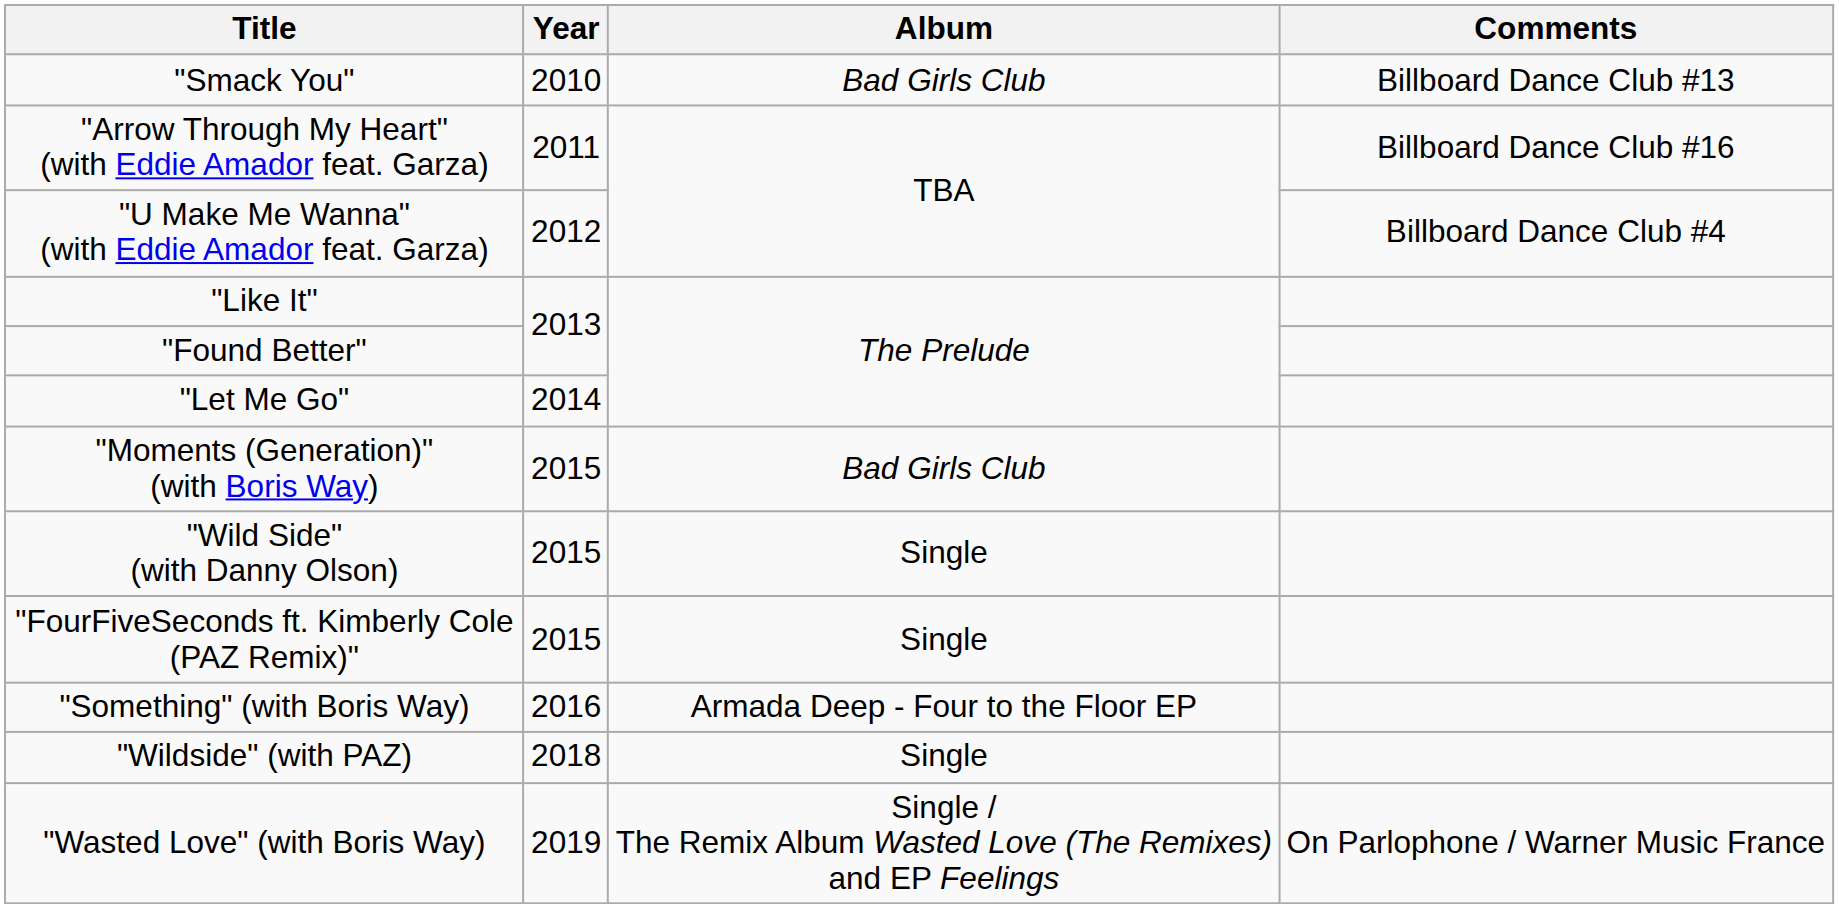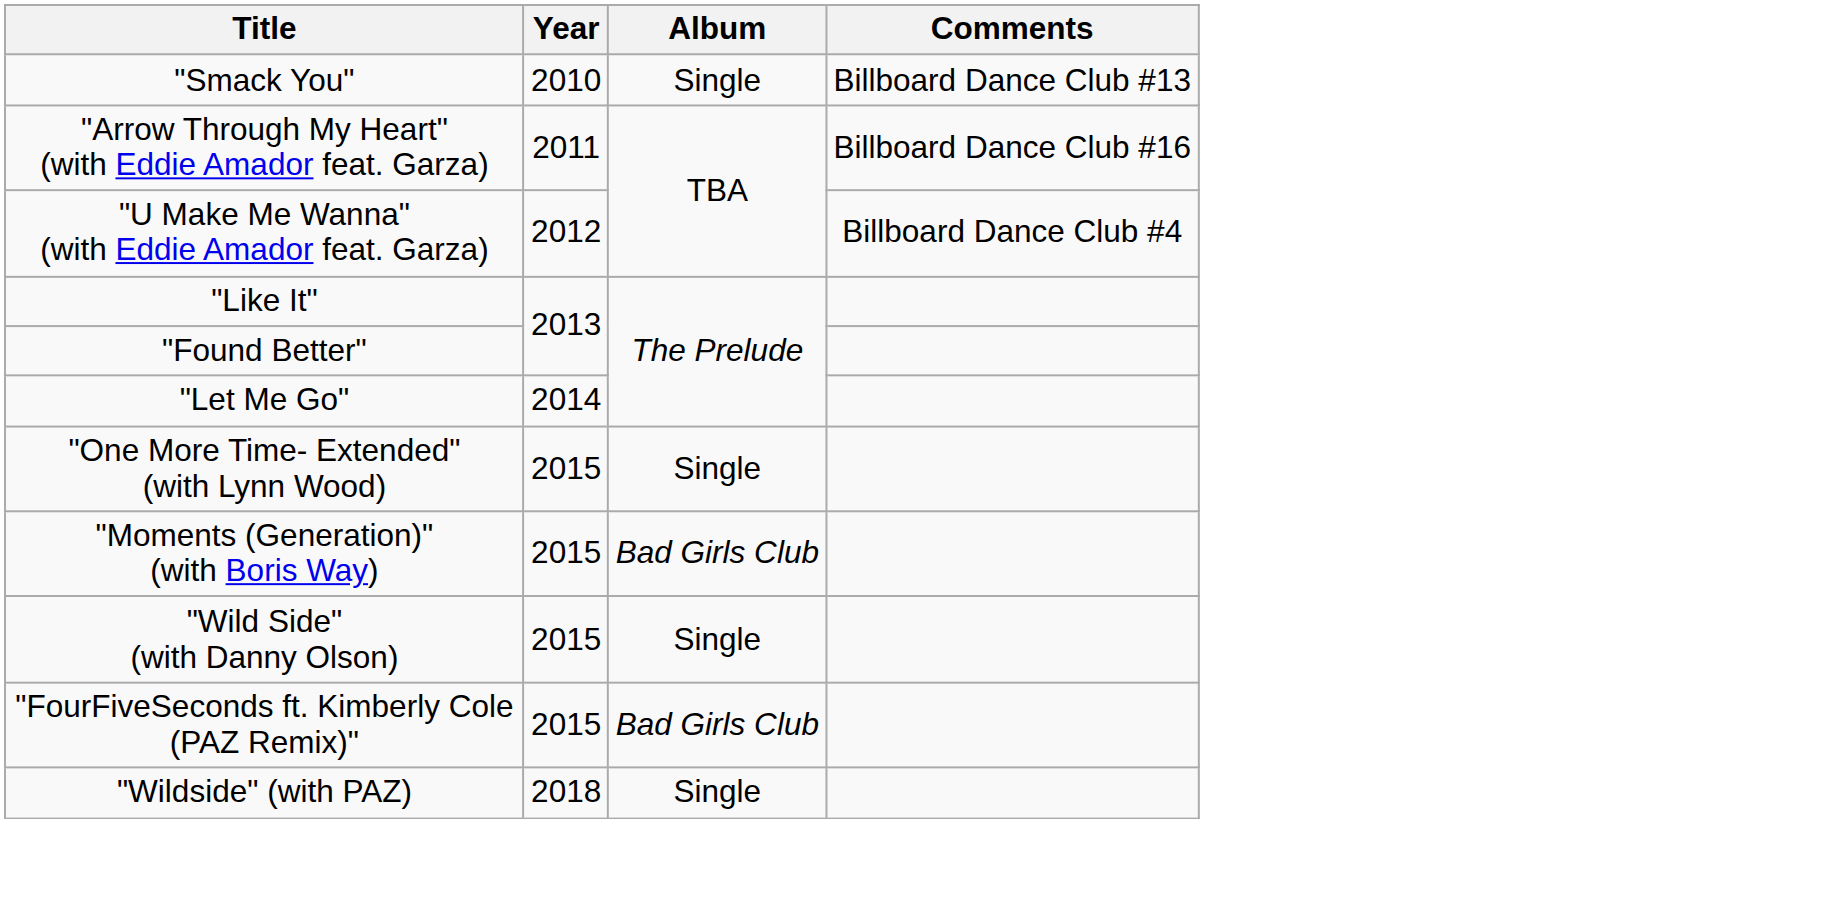(944, 79) Bad Girls Club -> (717, 79) Single
+ row: (264, 468)
(944, 638) Single -> (717, 724) Bad Girls Club
- row: (264, 706)
- row: (264, 842)
